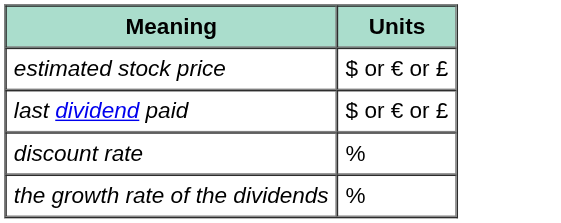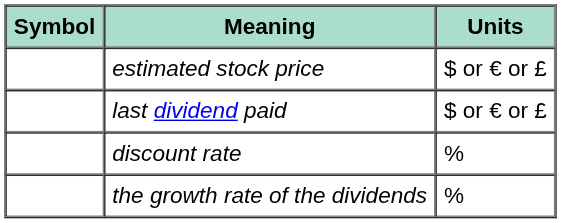+ column: (55, 26)
